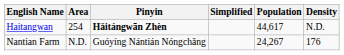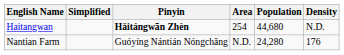columns swapped: (231, 12) <-> (78, 12)
(270, 27) 44,617 -> (270, 27) 44,680
(270, 42) 24,267 -> (270, 42) 24,280
